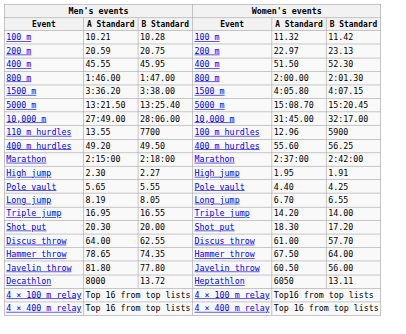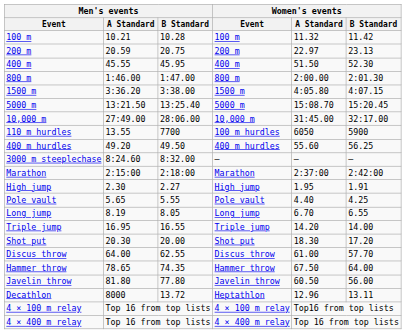(286, 132) 12.96 -> (304, 132) 6050
+ row: (54, 159)
(284, 281) 6050 -> (306, 295) 12.96
